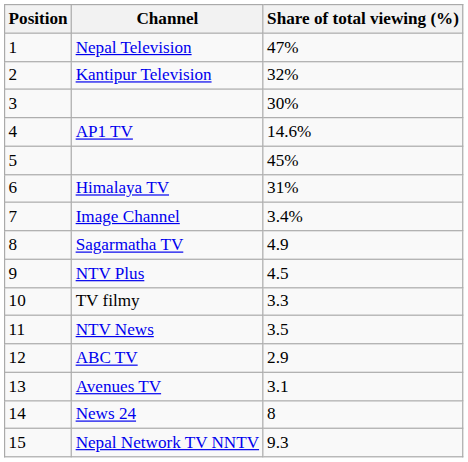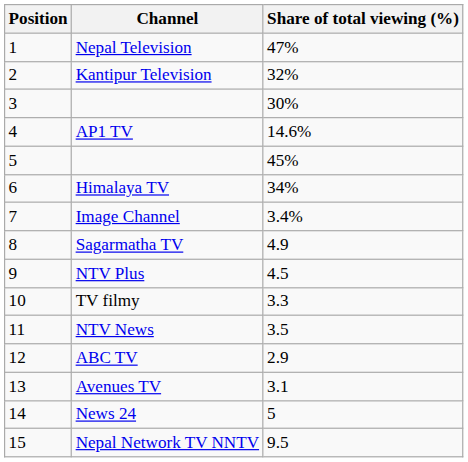(283, 188) 31% -> (283, 188) 34%
(271, 414) 8 -> (271, 414) 5
(278, 442) 9.3 -> (278, 442) 9.5
